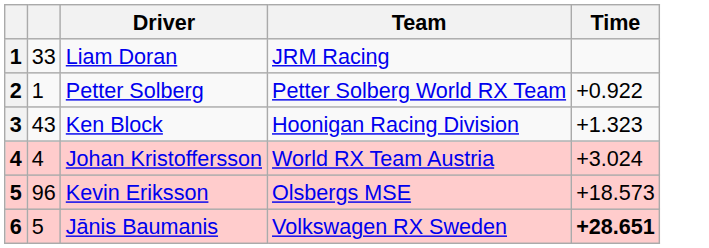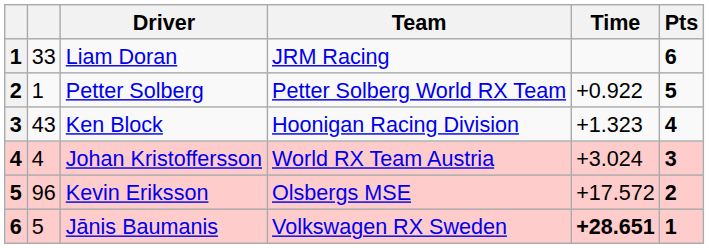+ column: (682, 22)
(615, 193) +18.573 -> (615, 193) +17.572
